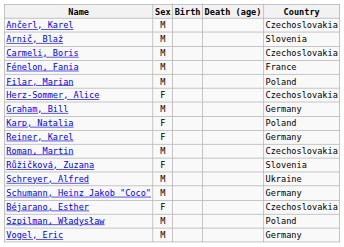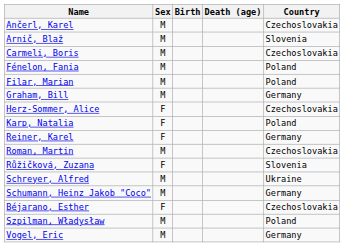(281, 67) France -> (281, 67) Poland
rows swapped: (37, 109) <-> (53, 95)
